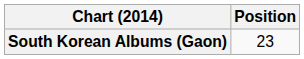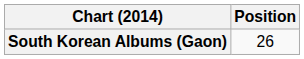(265, 41) 23 -> (265, 41) 26
